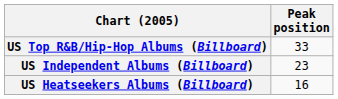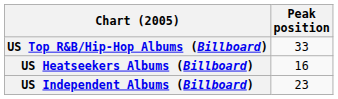rows swapped: (138, 66) <-> (138, 85)
